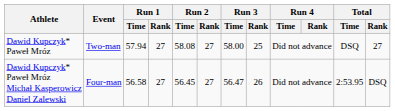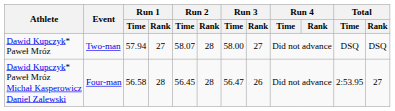(185, 46) 58.08 -> (185, 46) 58.07
(209, 46) 27 -> (209, 46) 28
(258, 46) 25 -> (258, 46) 27
(378, 46) 27 -> (378, 46) DSQ
(160, 83) 27 -> (160, 83) 28
(209, 83) 27 -> (209, 83) 28
(378, 83) DSQ -> (378, 83) 27
